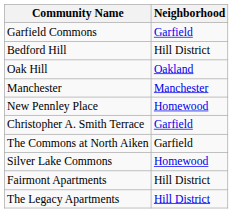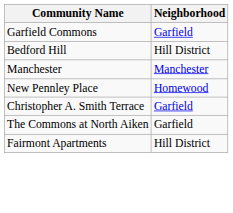- row: (27, 69)
- row: (60, 161)
- row: (63, 198)
